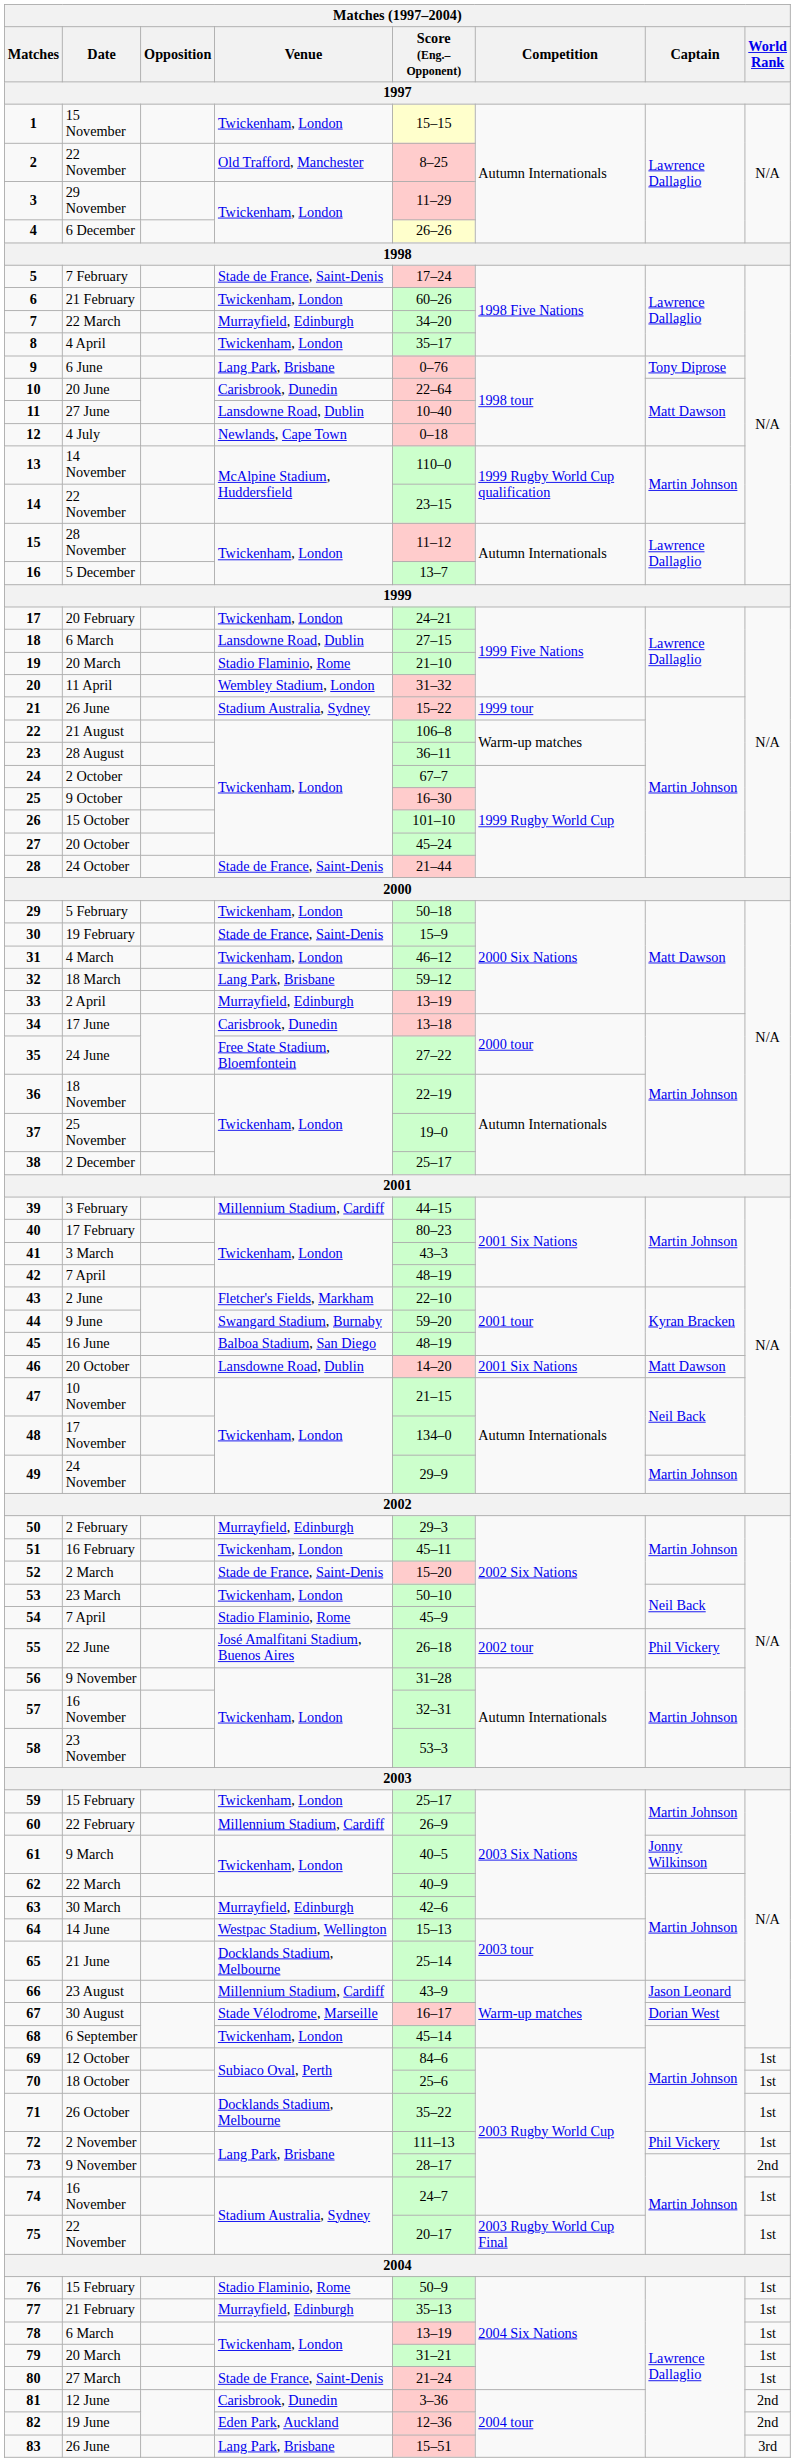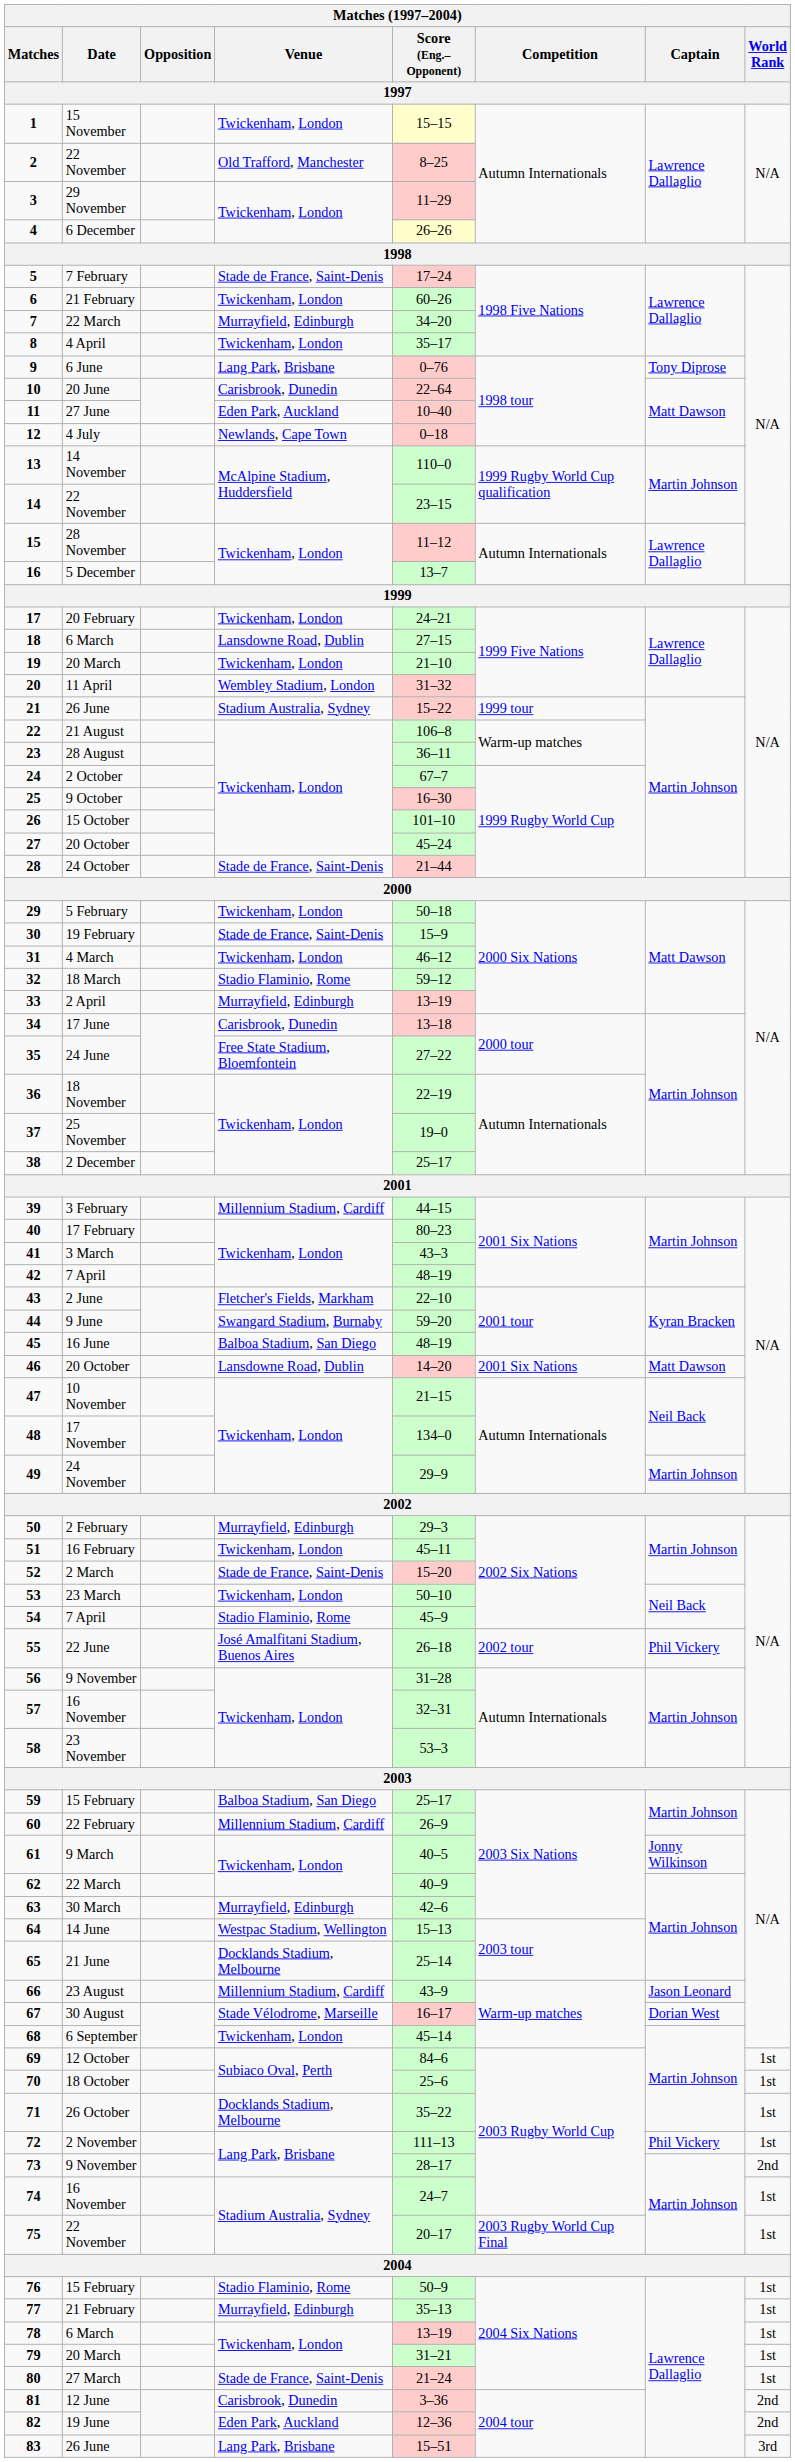(291, 412) Lansdowne Road, Dublin -> (278, 412) Eden Park, Auckland
(284, 663) Stadio Flaminio, Rome -> (280, 663) Twickenham, London
(276, 979) Lang Park, Brisbane -> (284, 979) Stadio Flaminio, Rome
(280, 1801) Twickenham, London -> (297, 1801) Balboa Stadium, San Diego
